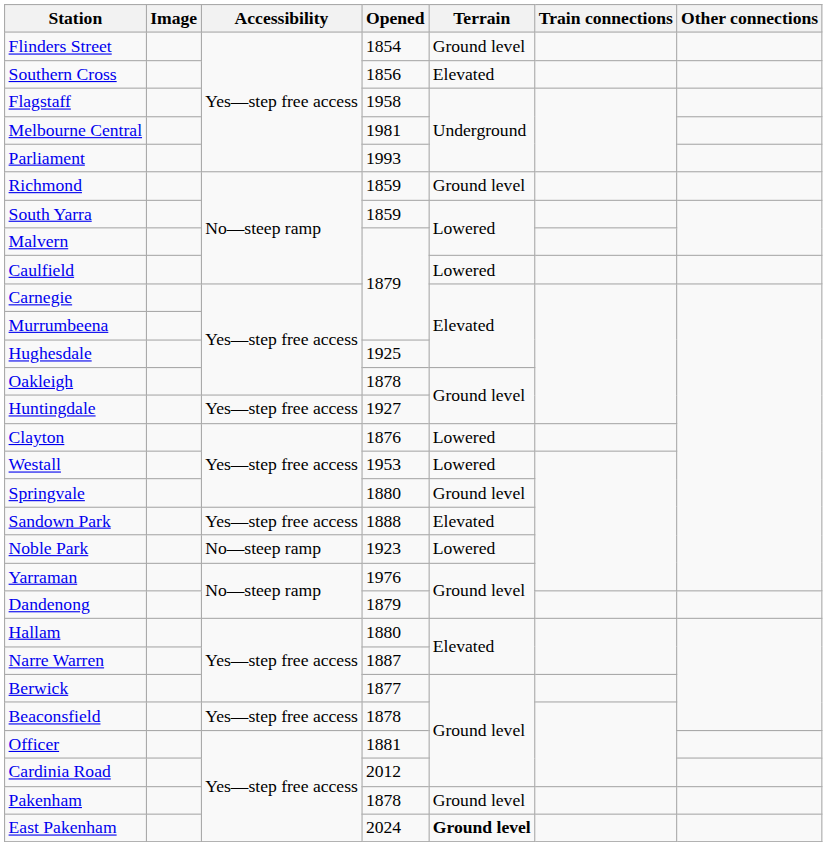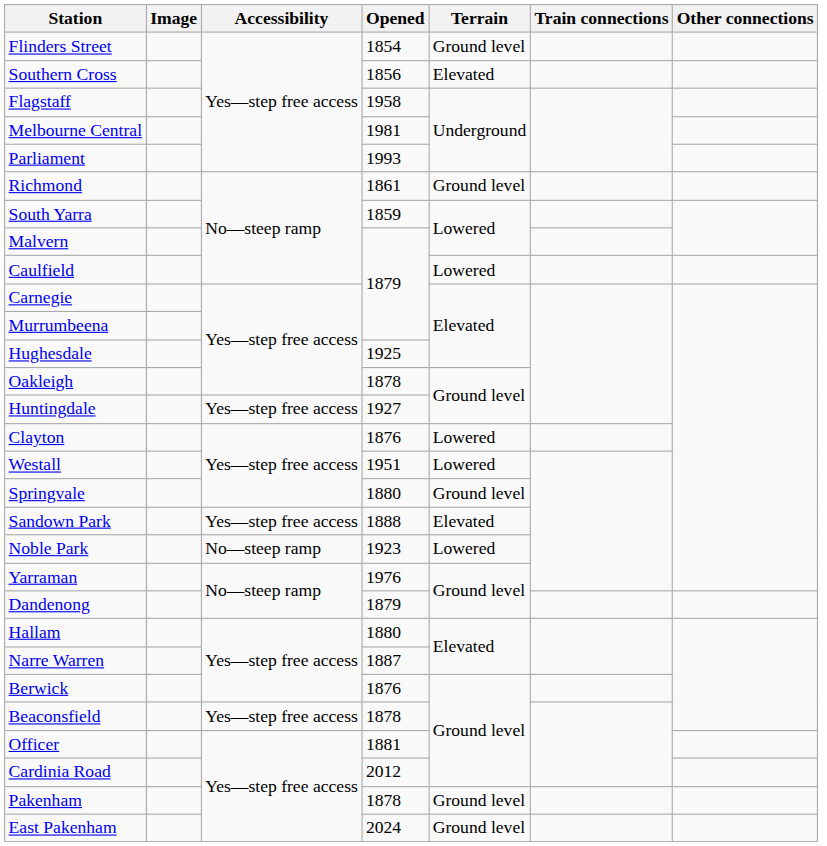(384, 185) 1859 -> (384, 185) 1861
(384, 465) 1953 -> (384, 465) 1951
(384, 688) 1877 -> (384, 688) 1876
(482, 827) bold -> (479, 827) normal
